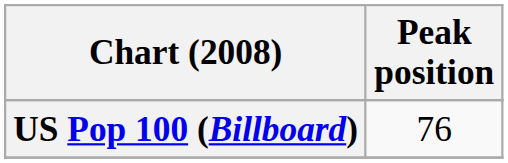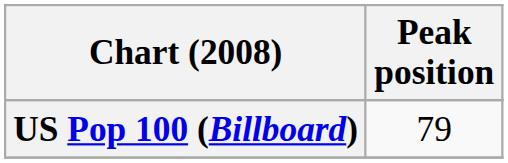(434, 128) 76 -> (434, 128) 79
